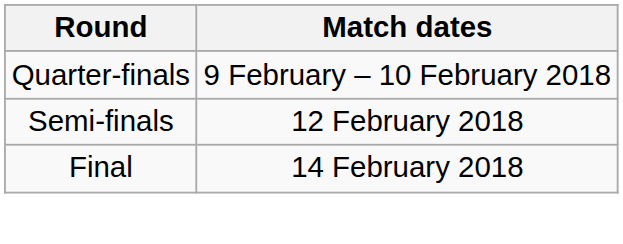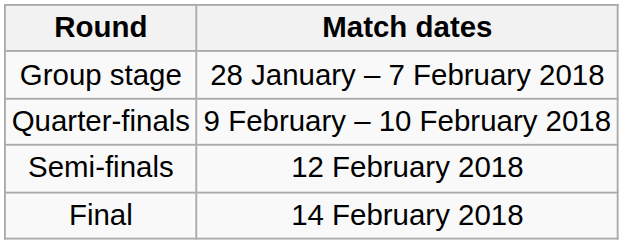+ row: (101, 74)
